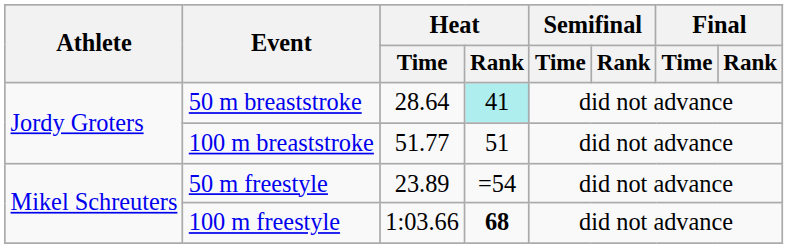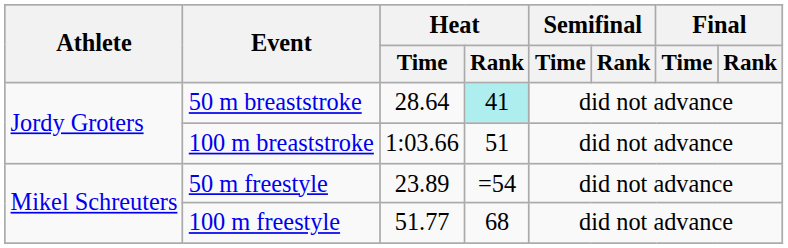(422, 143) 51.77 -> (422, 143) 1:03.66
(422, 223) 1:03.66 -> (422, 223) 51.77
(497, 223) bold -> (497, 223) normal
